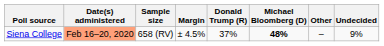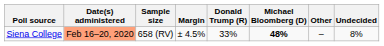(228, 34) 37% -> (228, 34) 33%
(356, 34) 9% -> (356, 34) 8%
